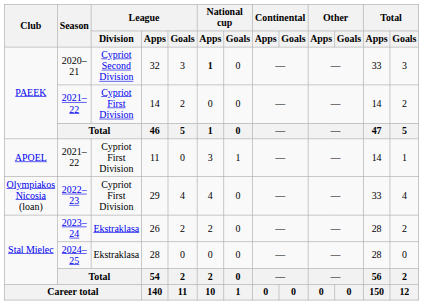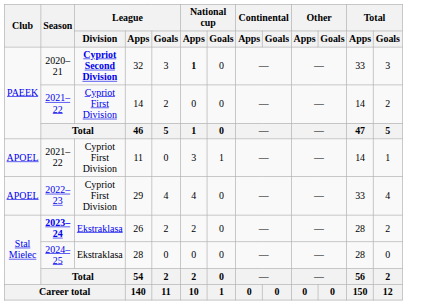(116, 66) normal -> (100, 66) bold
(31, 196) Olympiakos Nicosia (loan) -> (23, 196) APOEL
(74, 228) normal -> (58, 228) bold
